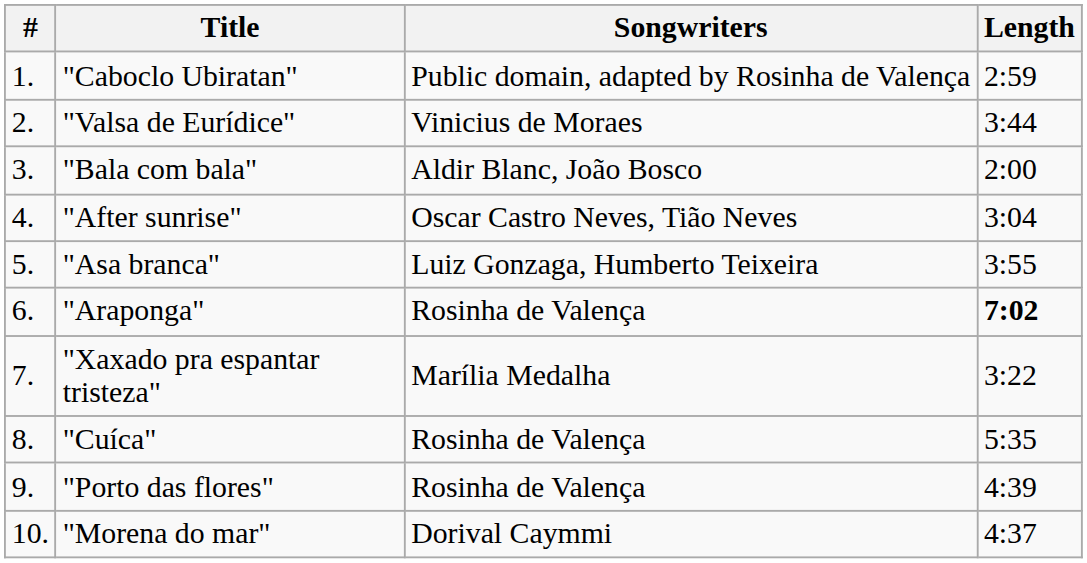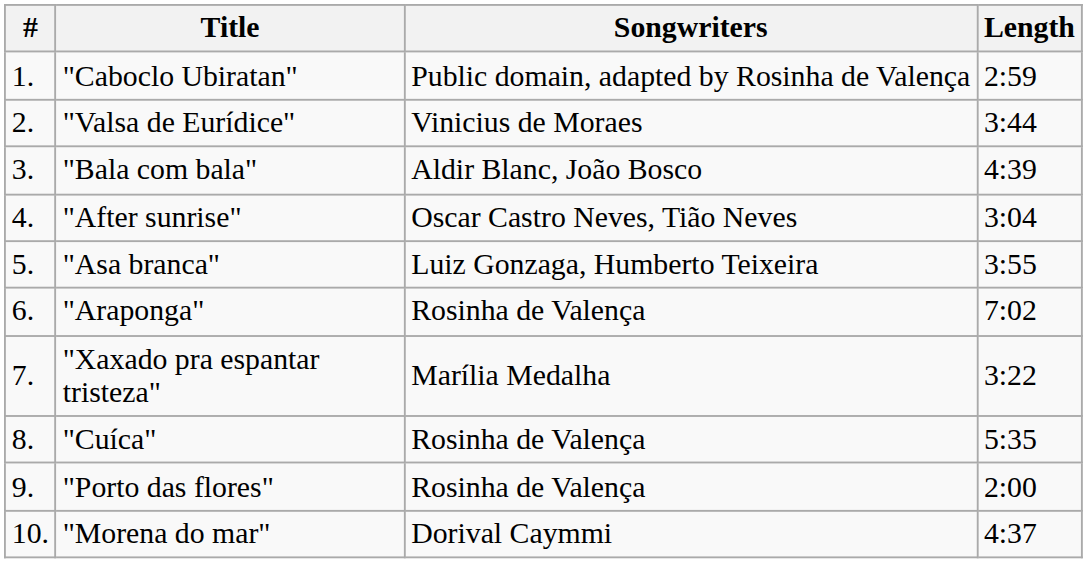(1010, 169) 2:00 -> (1010, 169) 4:39
(1011, 311) bold -> (1010, 311) normal
(1010, 486) 4:39 -> (1010, 486) 2:00
